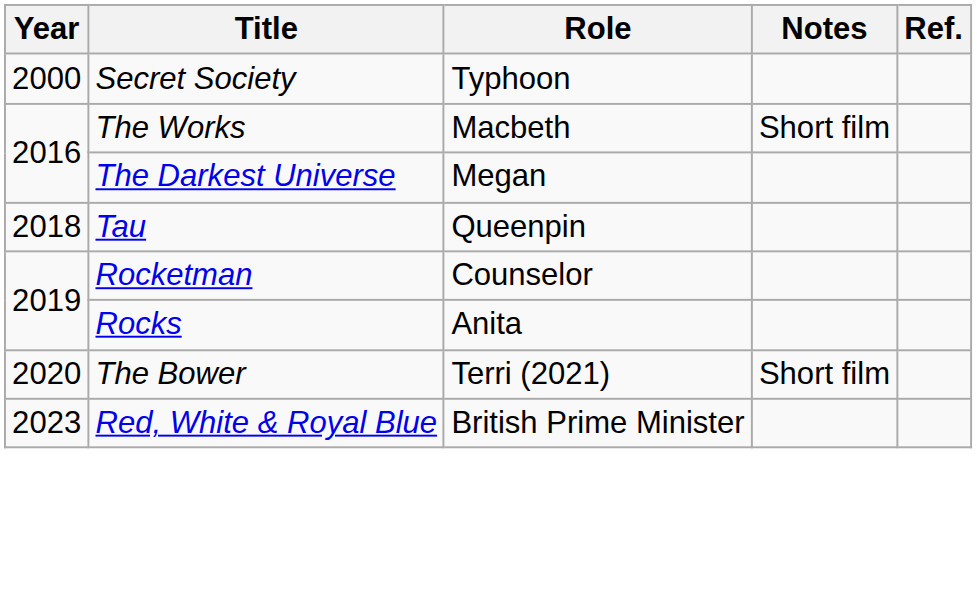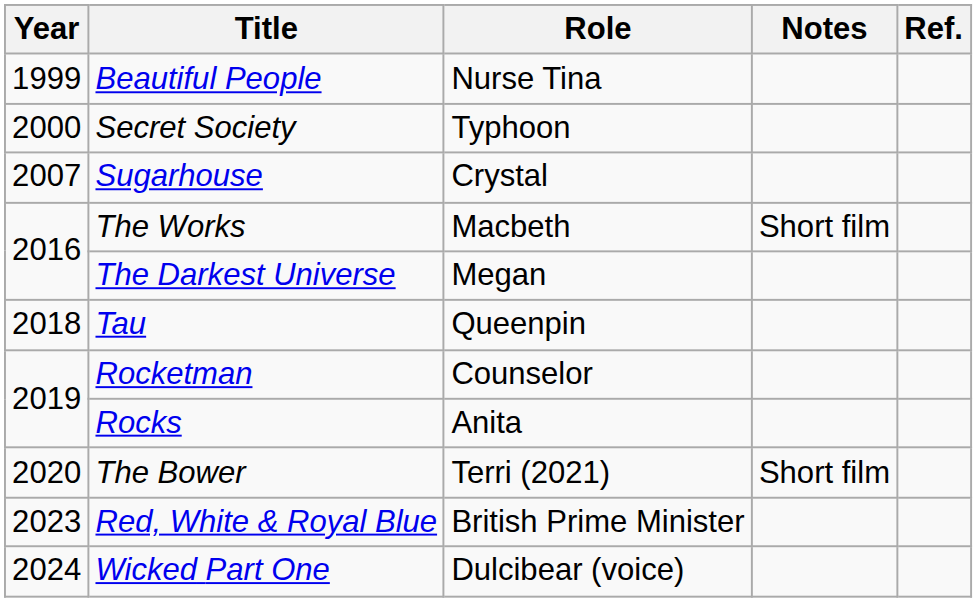+ row: (209, 78)
+ row: (179, 176)
+ row: (213, 570)
